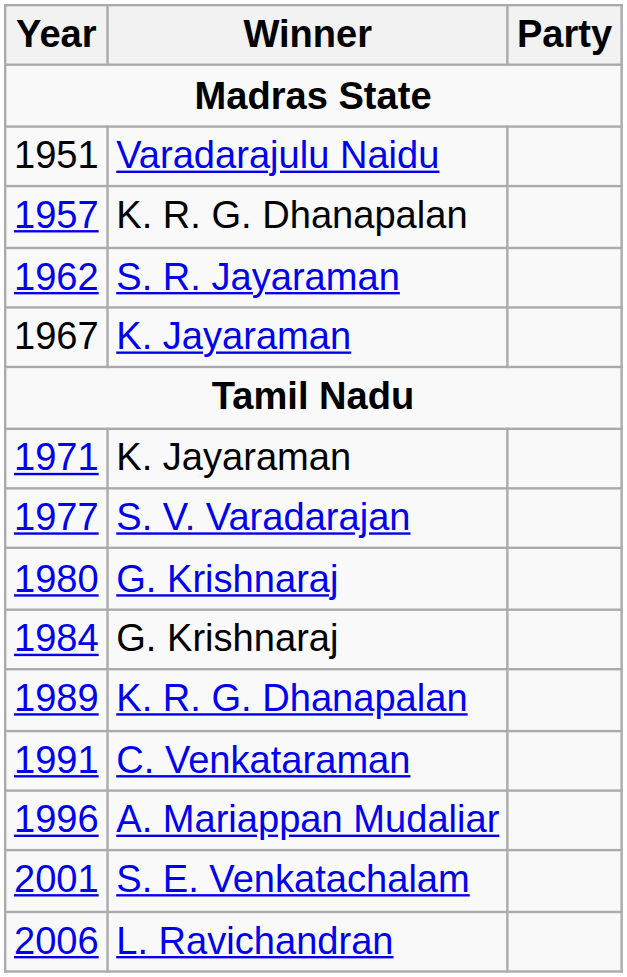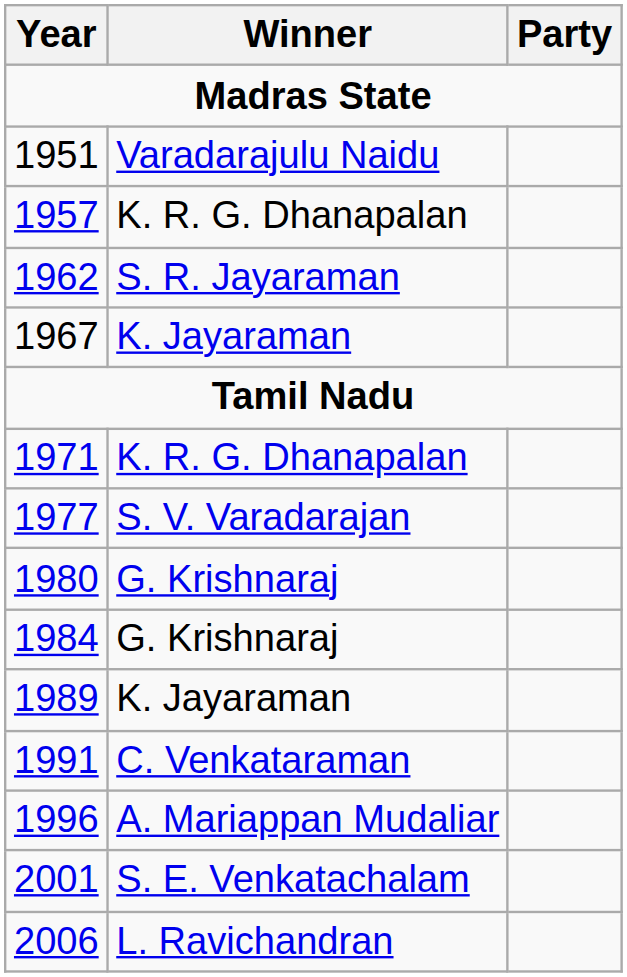(234, 457) K. Jayaraman -> (292, 457) K. R. G. Dhanapalan
(292, 699) K. R. G. Dhanapalan -> (234, 699) K. Jayaraman
